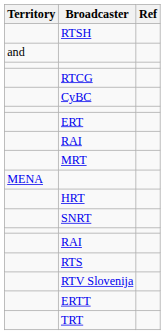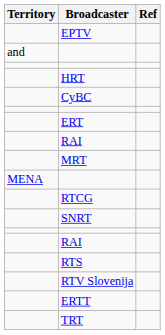- row: (31, 33)
+ row: (31, 33)
rows swapped: (31, 199) <-> (31, 77)
